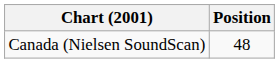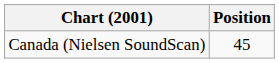(242, 44) 48 -> (242, 44) 45
